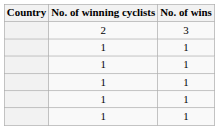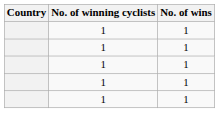- row: (103, 30)
